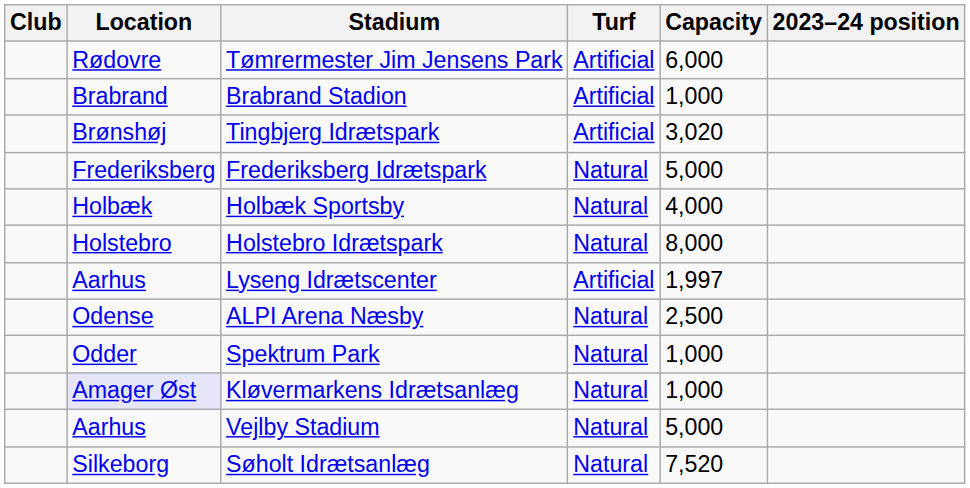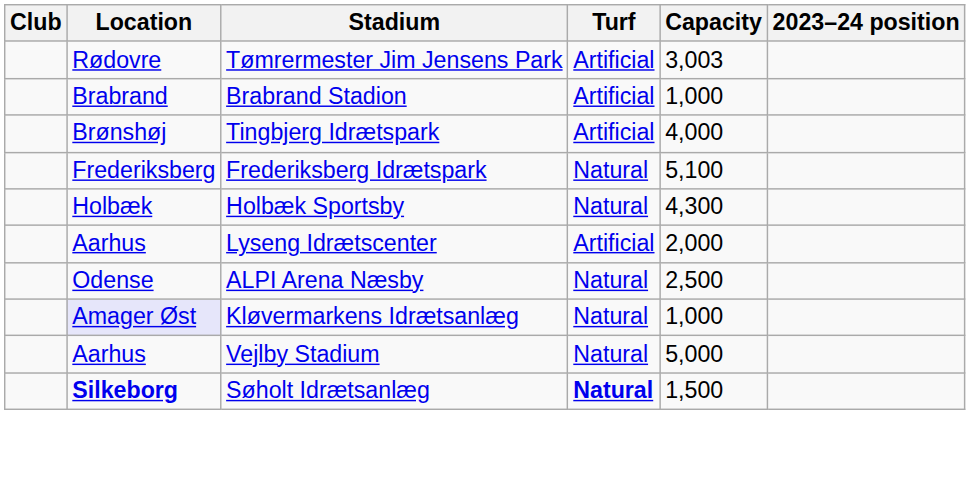(694, 59) 6,000 -> (694, 59) 3,003
(694, 133) 3,020 -> (694, 133) 4,000
(694, 170) 5,000 -> (694, 170) 5,100
(694, 206) 4,000 -> (694, 206) 4,300
- row: (334, 243)
(694, 280) 1,997 -> (694, 243) 2,000
- row: (303, 354)
(121, 464) normal -> (125, 390) bold
(611, 464) normal -> (613, 390) bold
(694, 464) 7,520 -> (694, 390) 1,500
